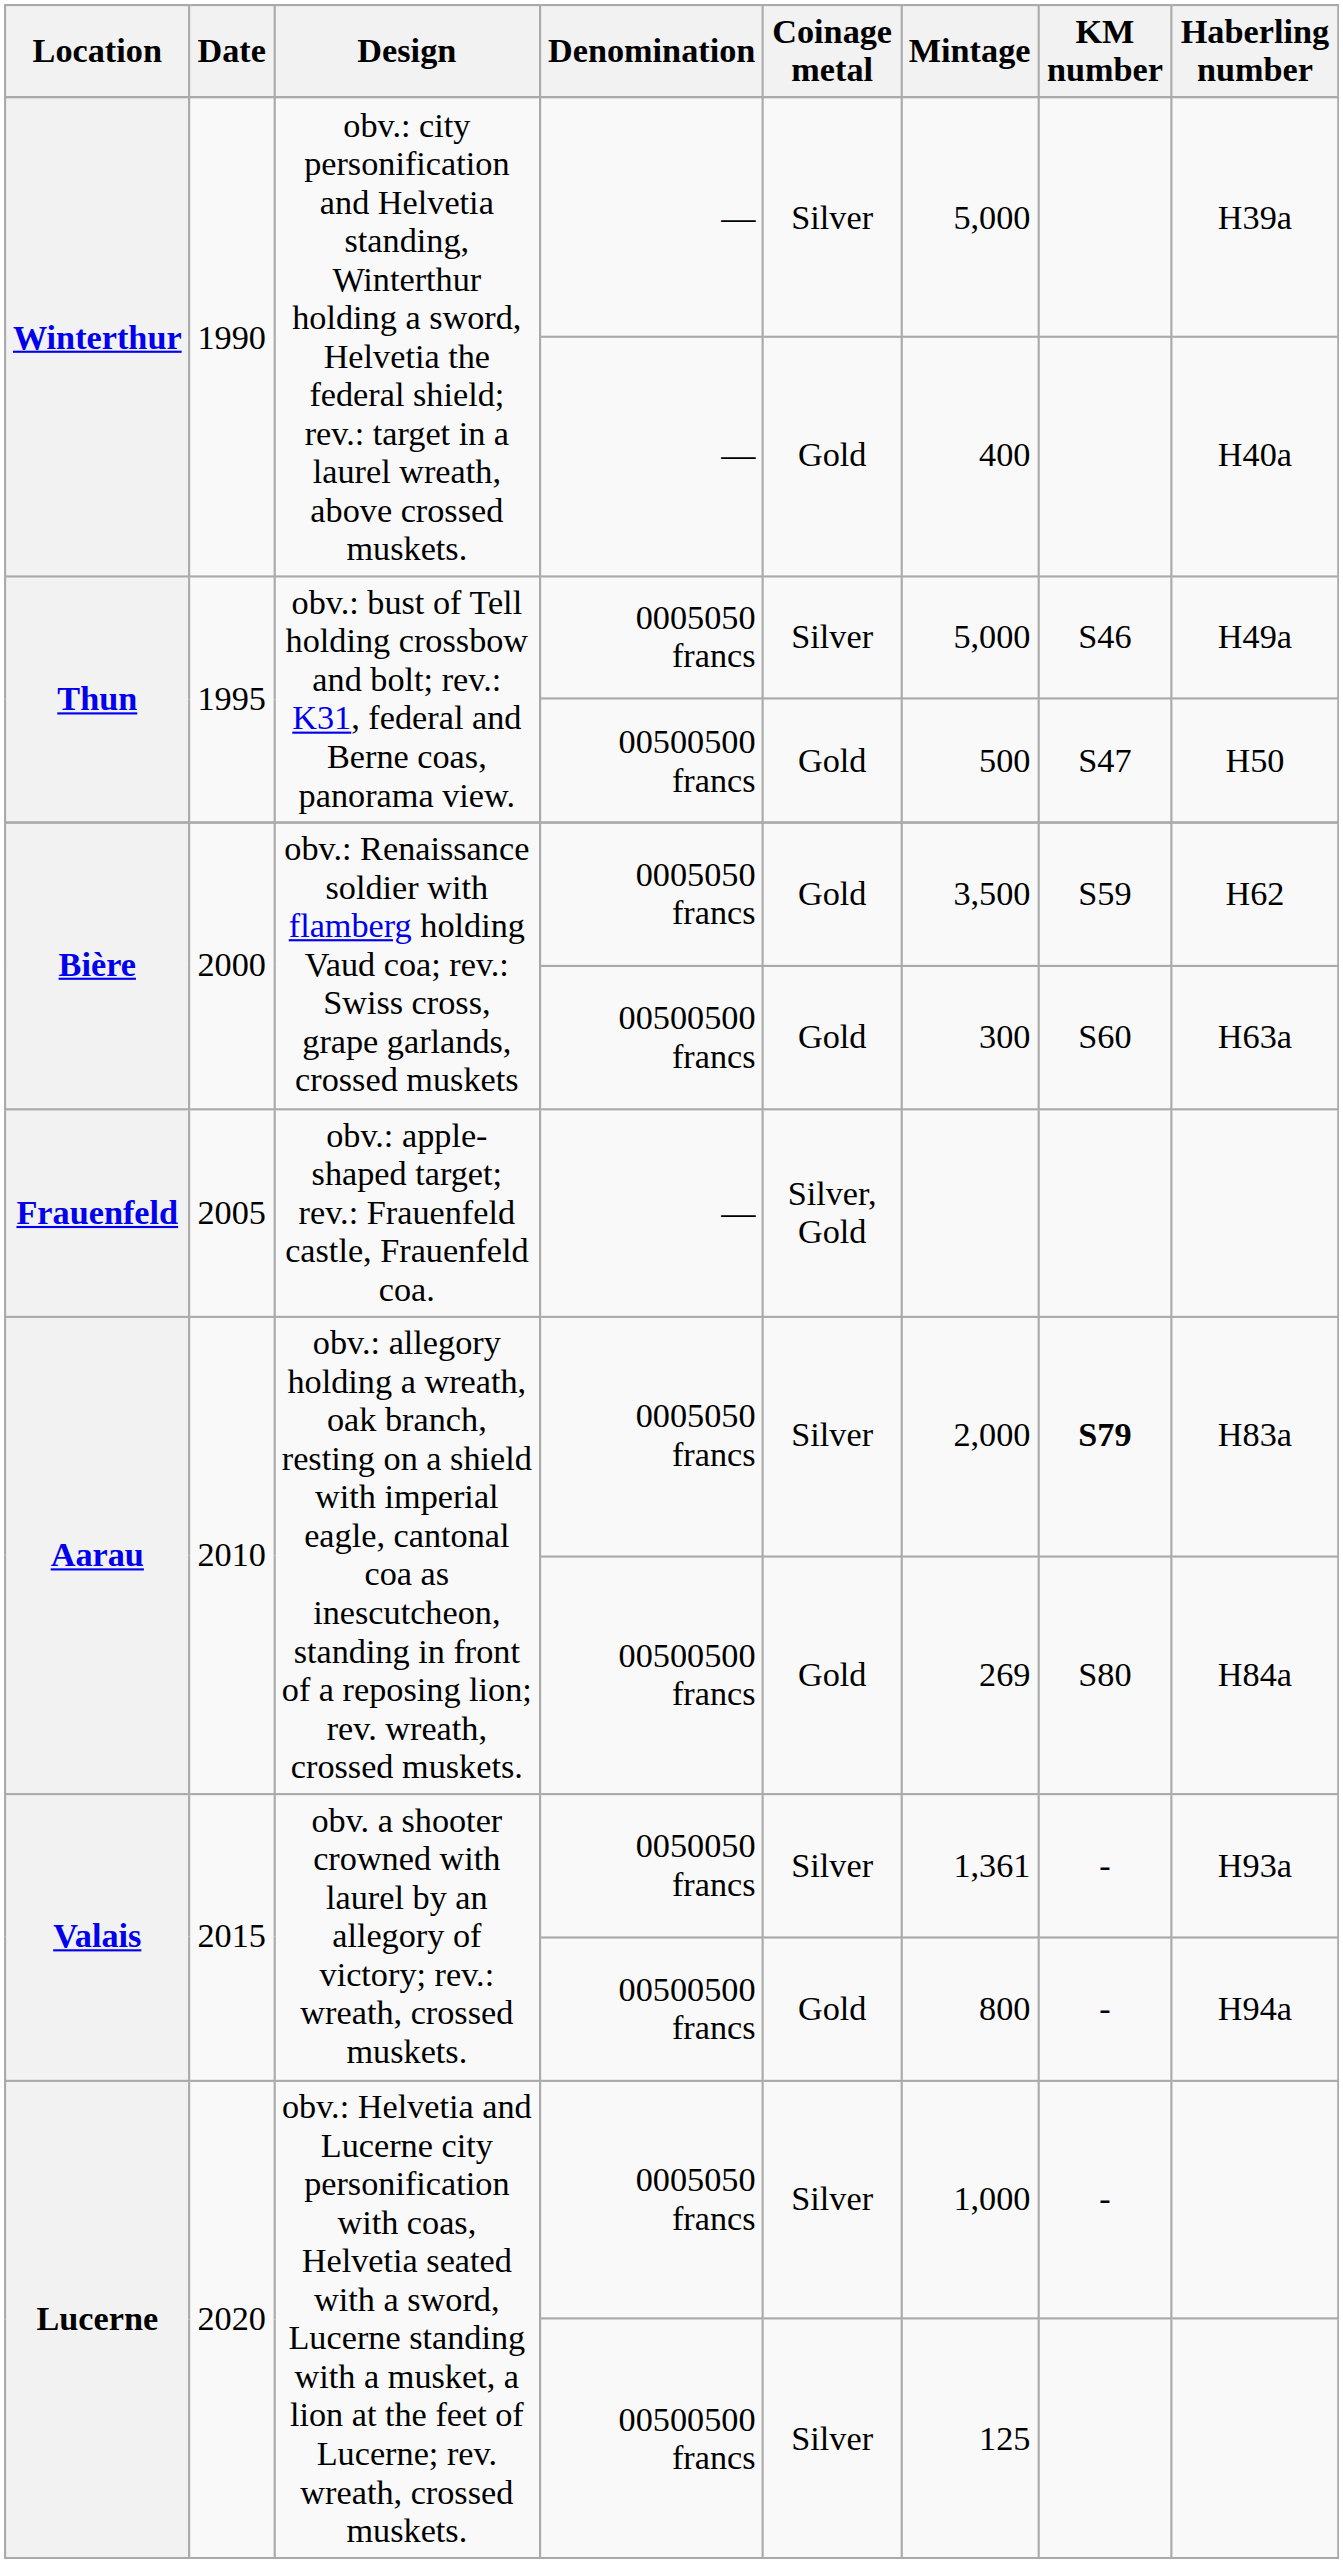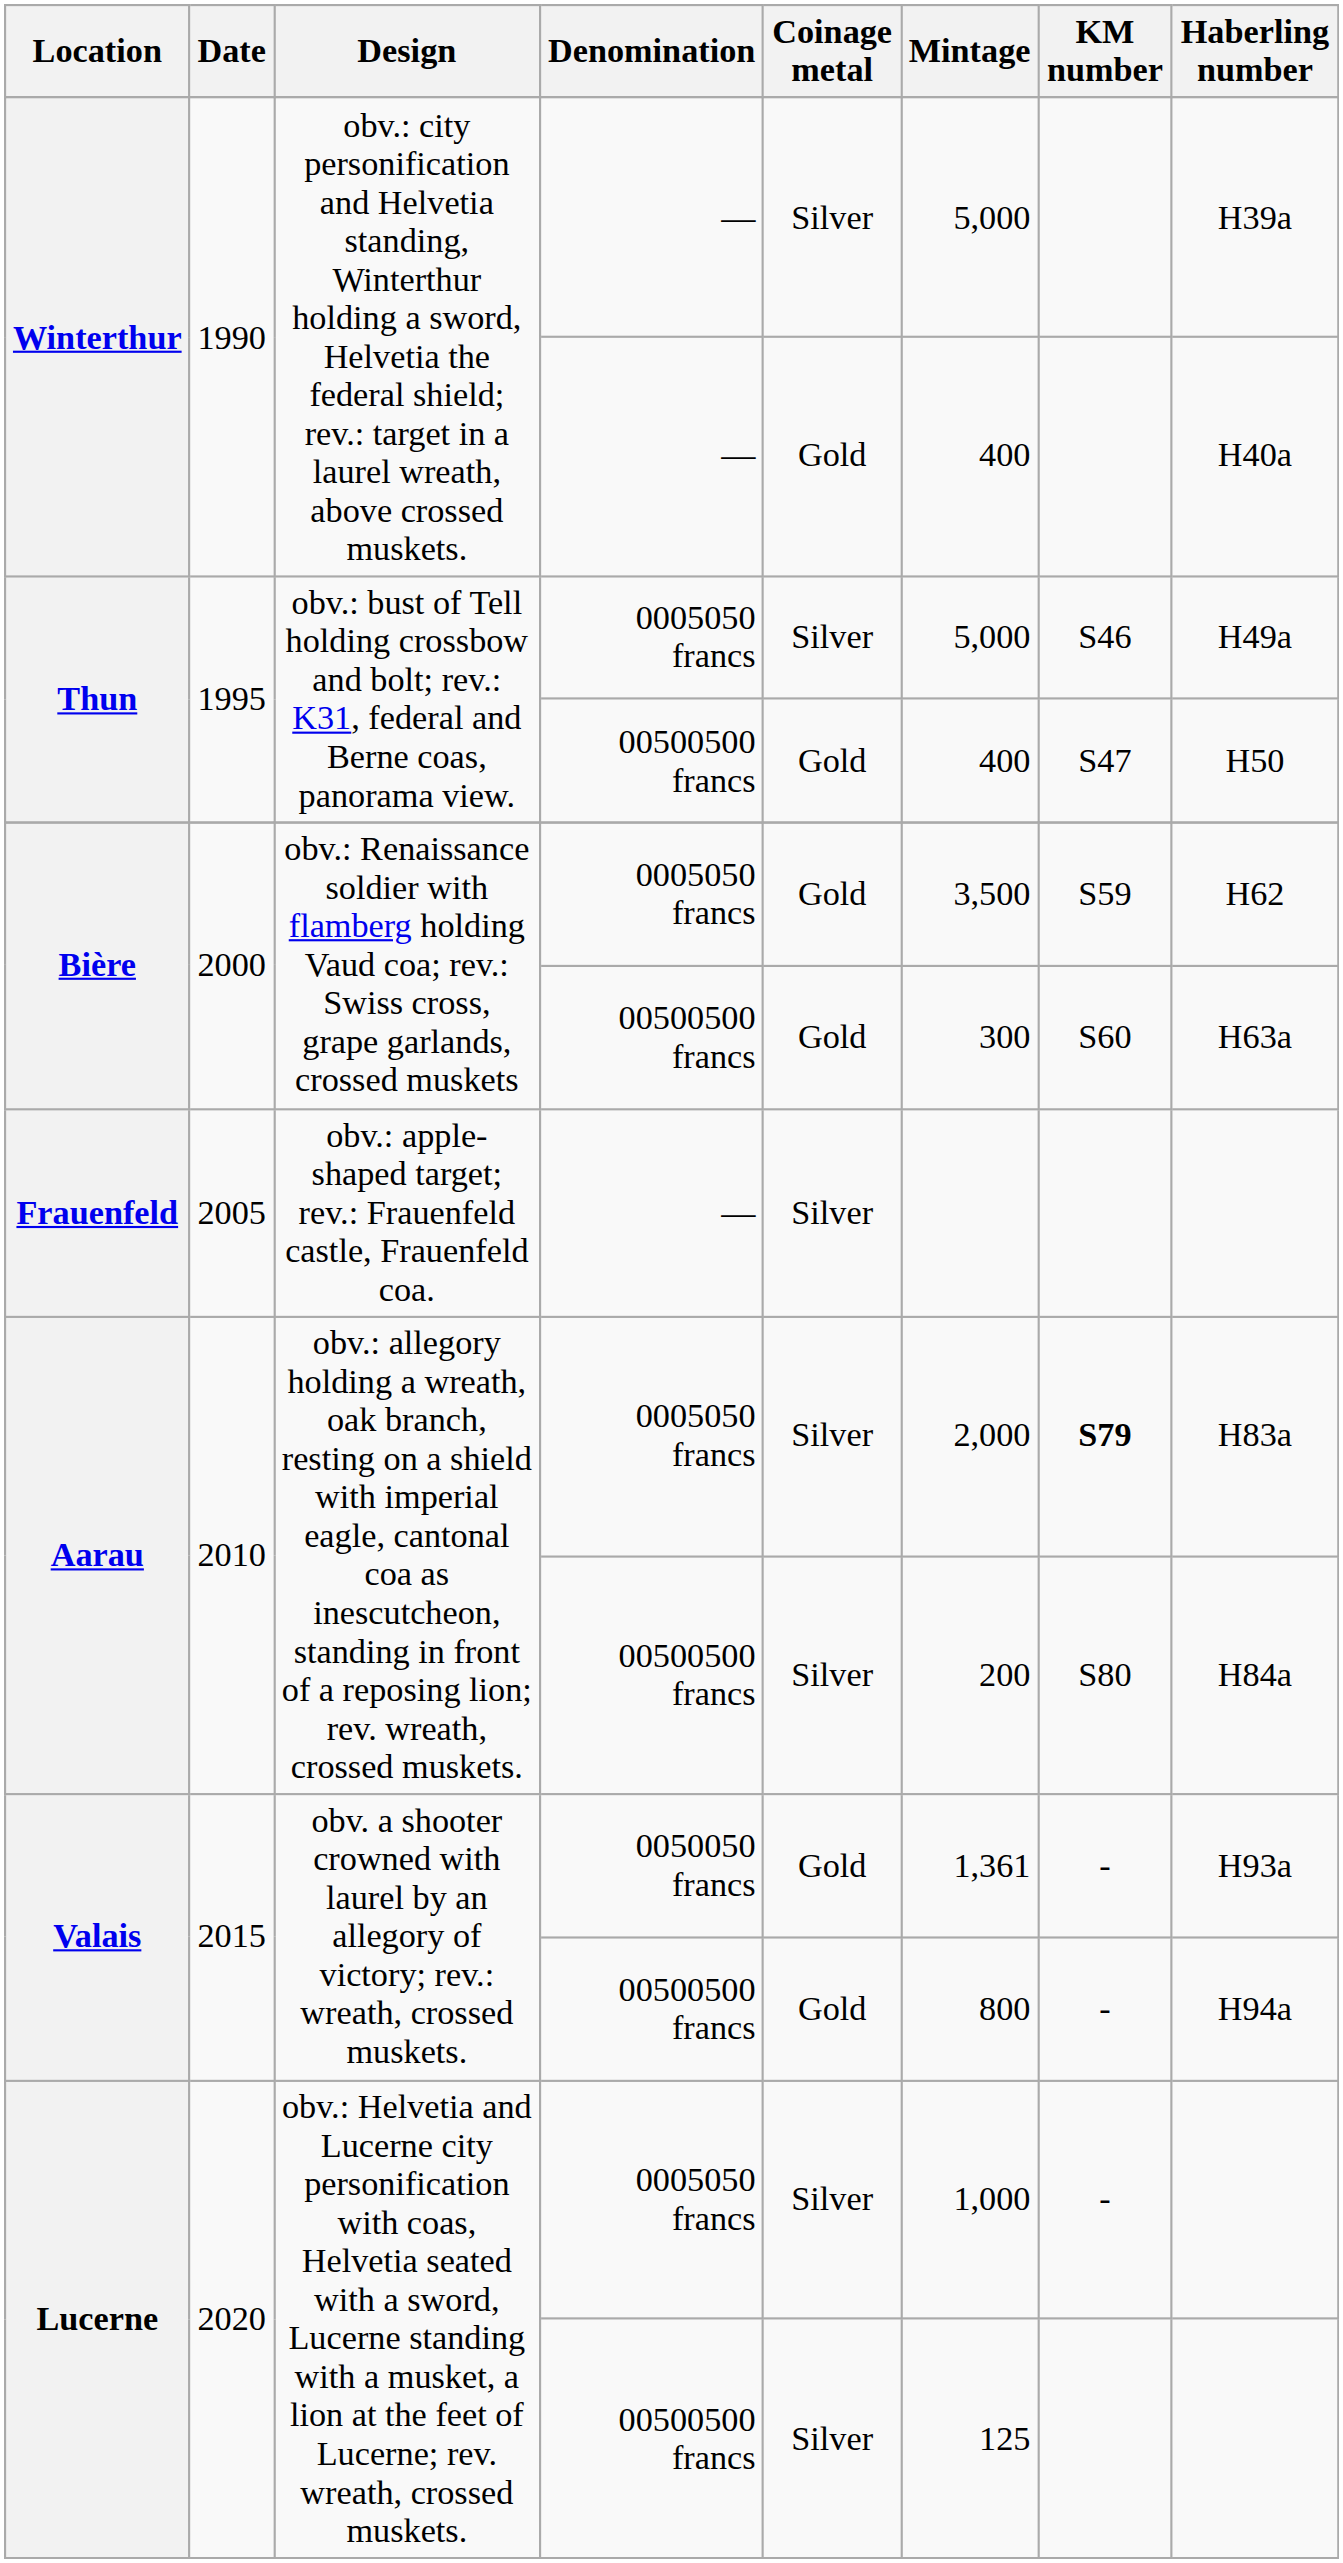(1005, 760) 500 -> (1005, 760) 400
(832, 1211) Silver, Gold -> (832, 1211) Silver
(832, 1674) Gold -> (832, 1674) Silver
(1005, 1674) 269 -> (1005, 1674) 200
(832, 1865) Silver -> (832, 1865) Gold
